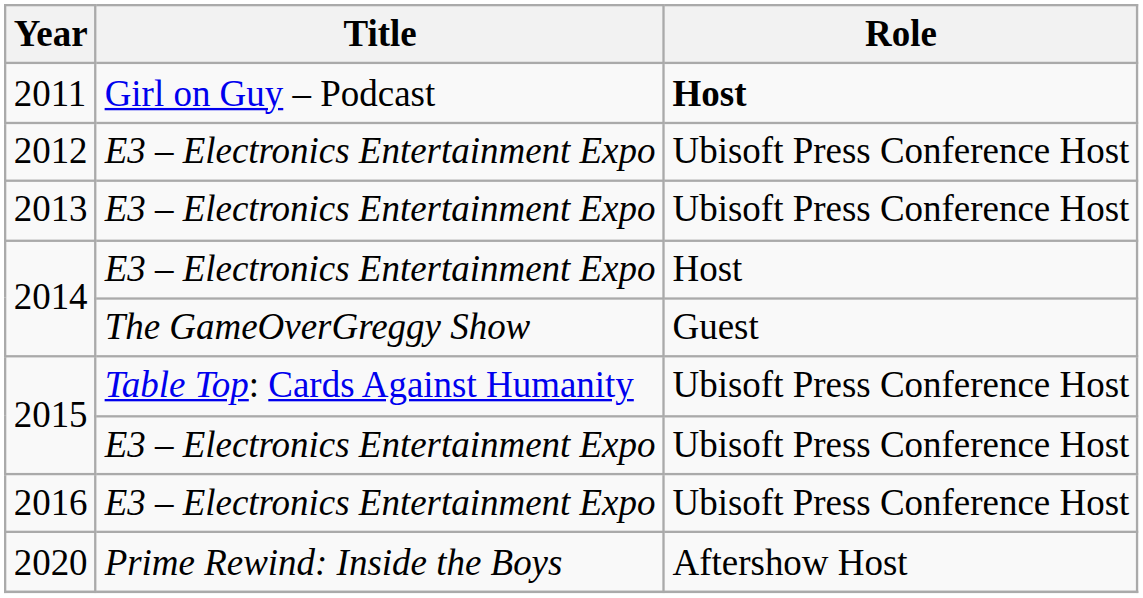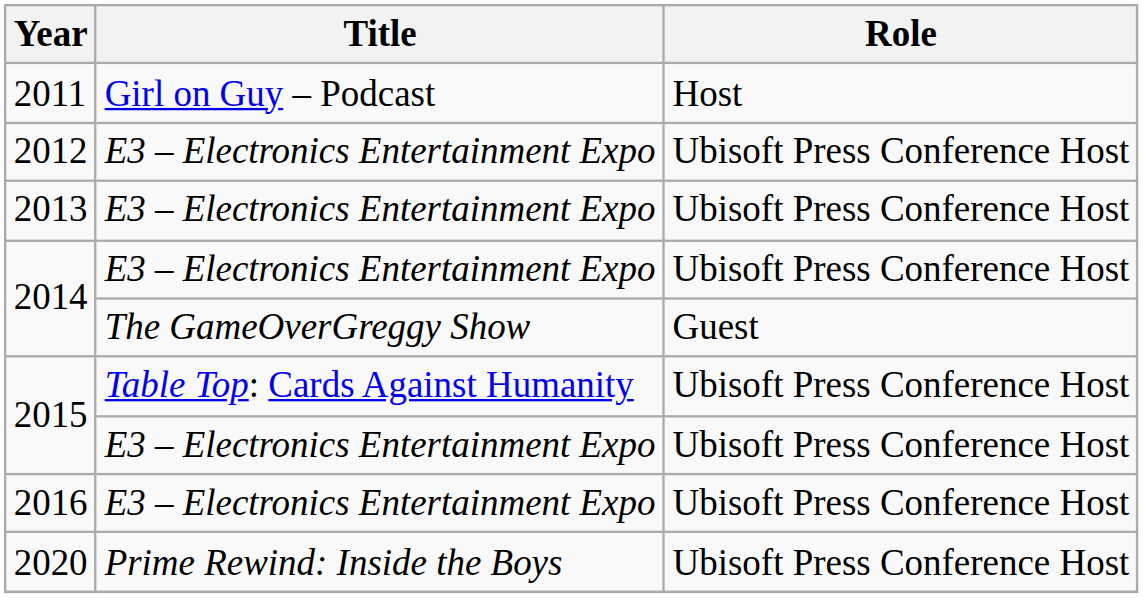(709, 92) bold -> (707, 92) normal
(707, 268) Host -> (901, 268) Ubisoft Press Conference Host
(790, 561) Aftershow Host -> (901, 561) Ubisoft Press Conference Host
